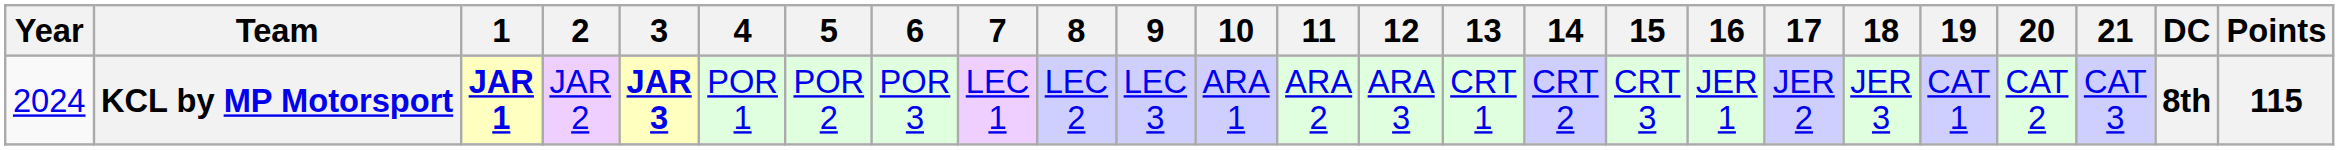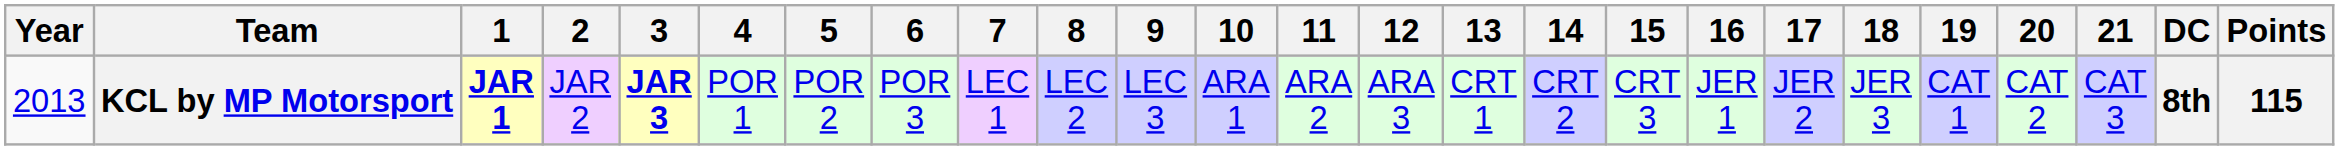(49, 100) 2024 -> (49, 100) 2013
